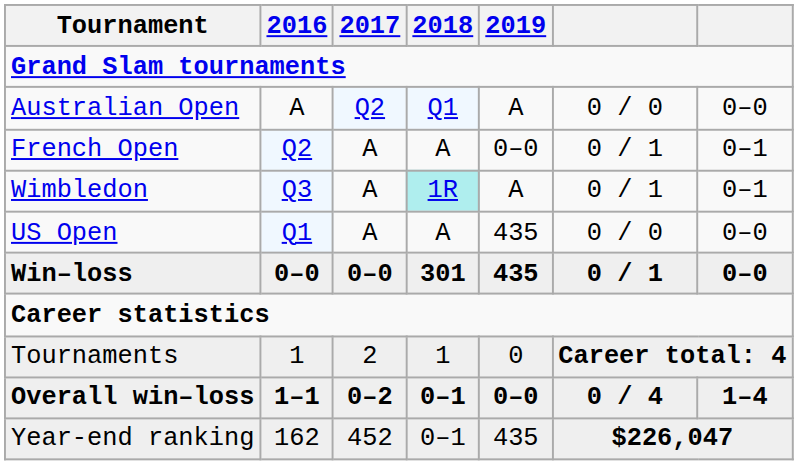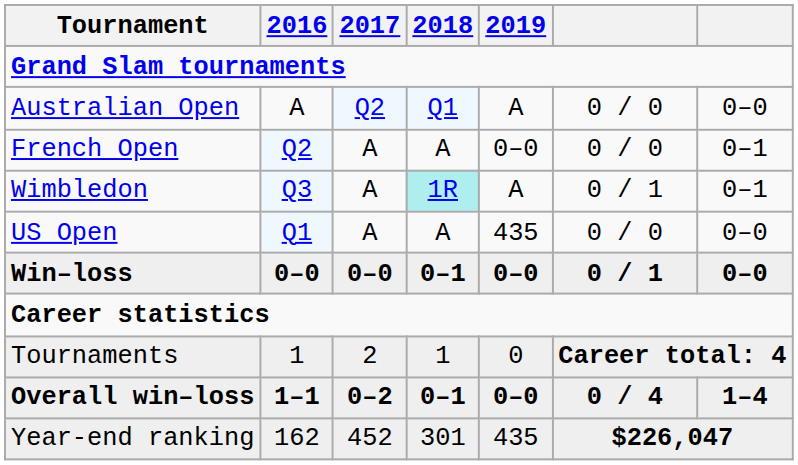(625, 150) 0 / 1 -> (625, 150) 0 / 0
(443, 274) 301 -> (443, 274) 0–1
(516, 274) 435 -> (516, 274) 0–0
(443, 439) 0–1 -> (443, 439) 301
